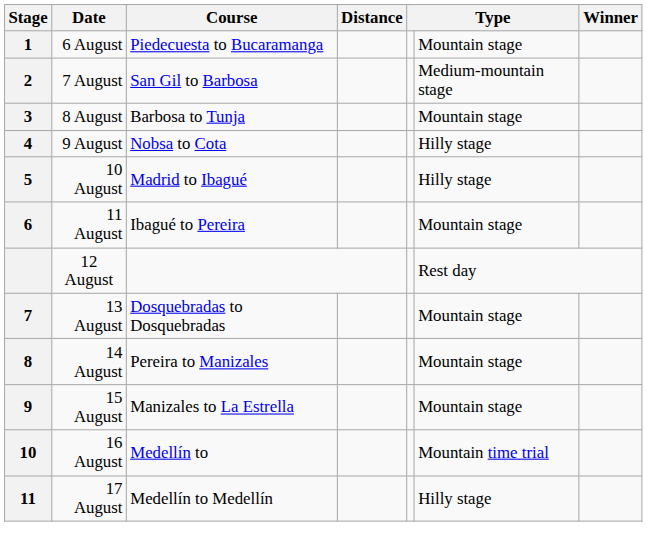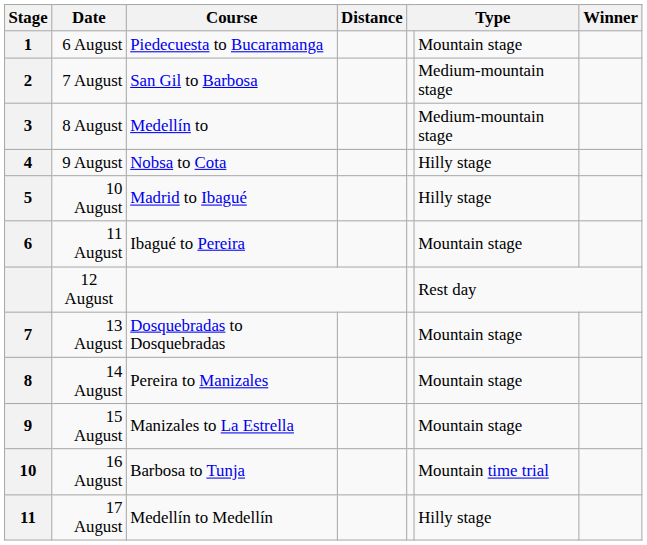(188, 116) Barbosa to Tunja -> (169, 126) Medellín to
(470, 116) Mountain stage -> (481, 126) Medium-mountain stage
(169, 452) Medellín to -> (188, 471) Barbosa to Tunja
